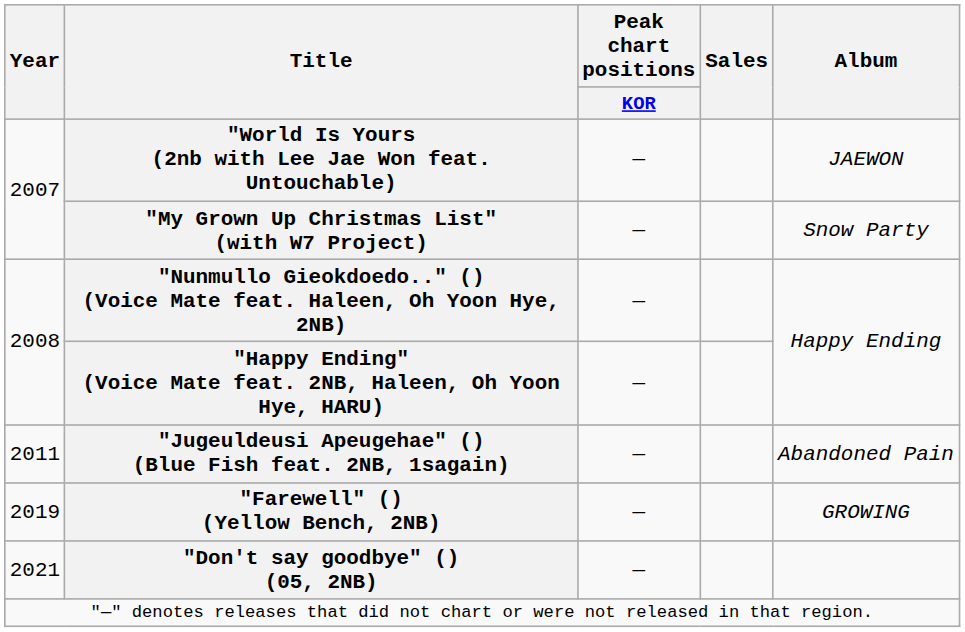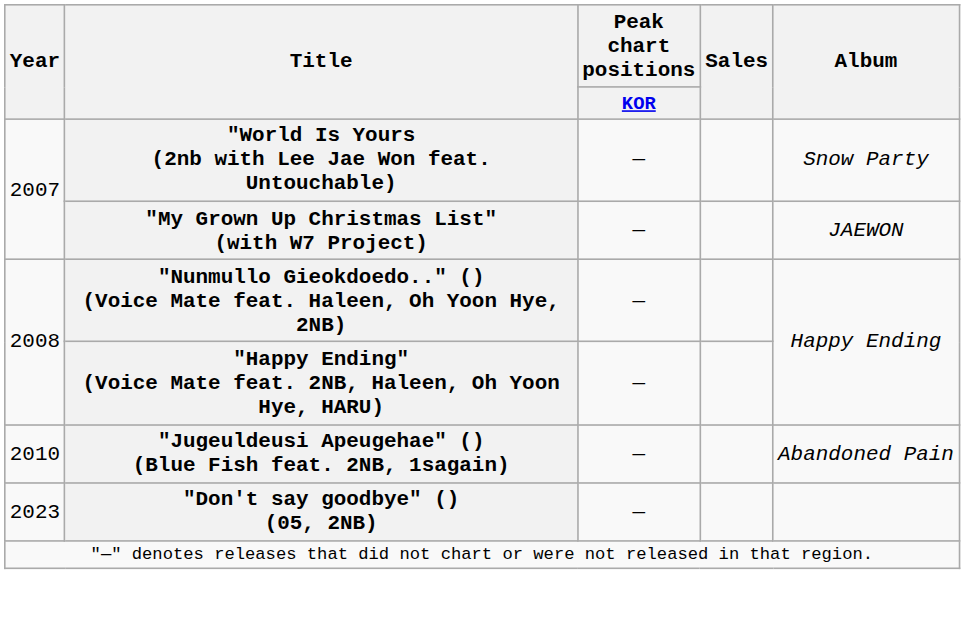(866, 160) JAEWON -> (866, 160) Snow Party
(866, 230) Snow Party -> (866, 230) JAEWON
(35, 453) 2011 -> (35, 453) 2010
- row: (321, 512)
(35, 570) 2021 -> (35, 512) 2023
